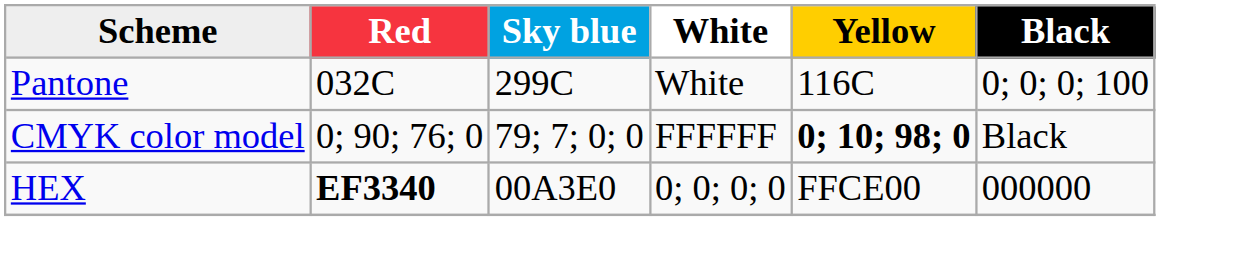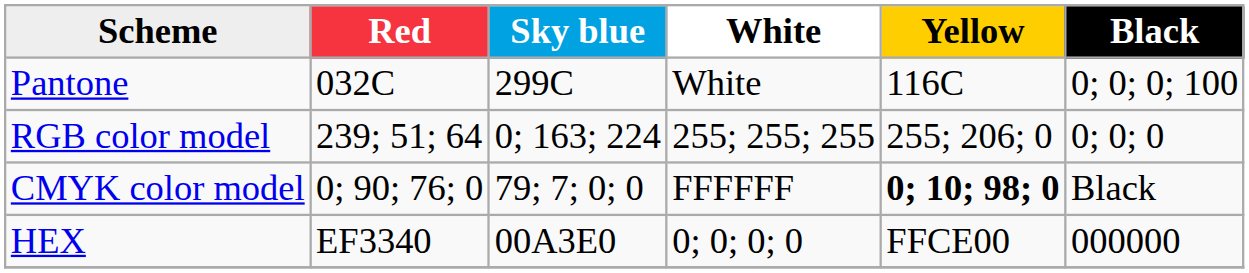+ row: (141, 135)
(376, 188) bold -> (374, 240) normal
